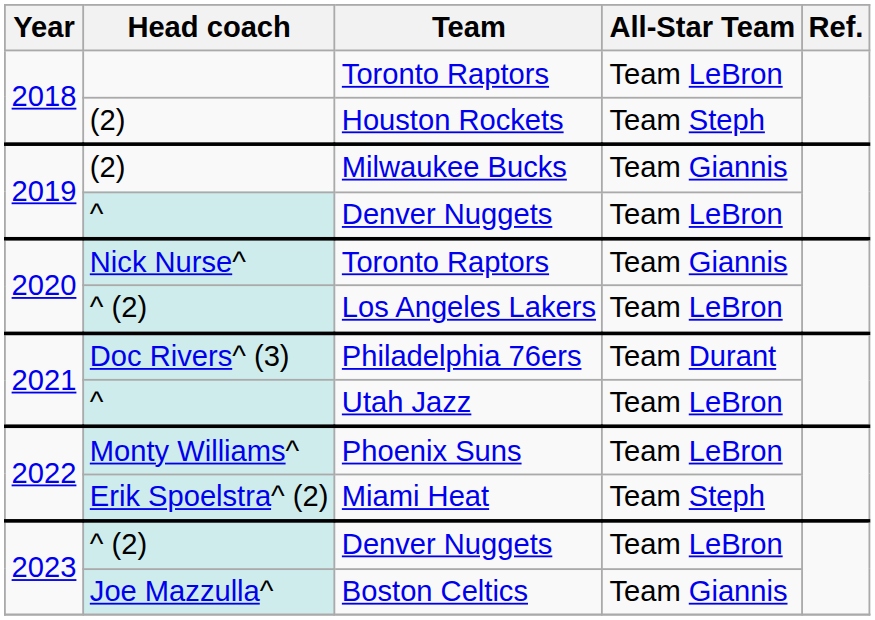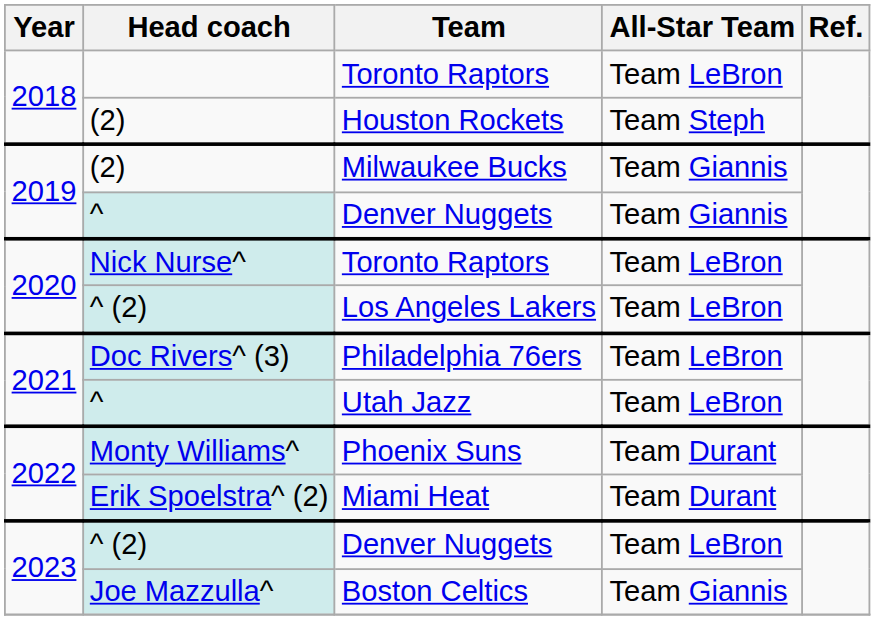(696, 214) Team LeBron -> (698, 214) Team Giannis
(698, 262) Team Giannis -> (696, 262) Team LeBron
(693, 356) Team Durant -> (696, 356) Team LeBron
(696, 450) Team LeBron -> (693, 450) Team Durant
(687, 496) Team Steph -> (693, 496) Team Durant
